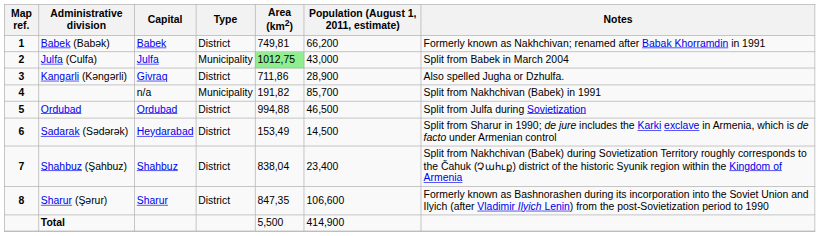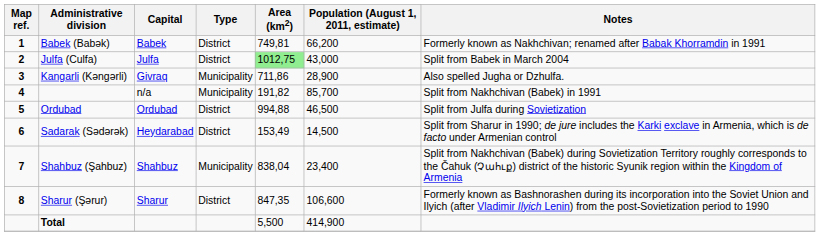(225, 60) Municipality -> (214, 60) District
(214, 76) District -> (225, 76) Municipality
(214, 166) District -> (225, 166) Municipality
